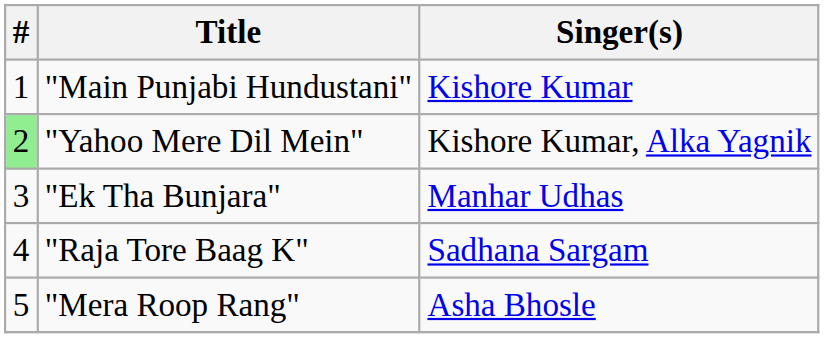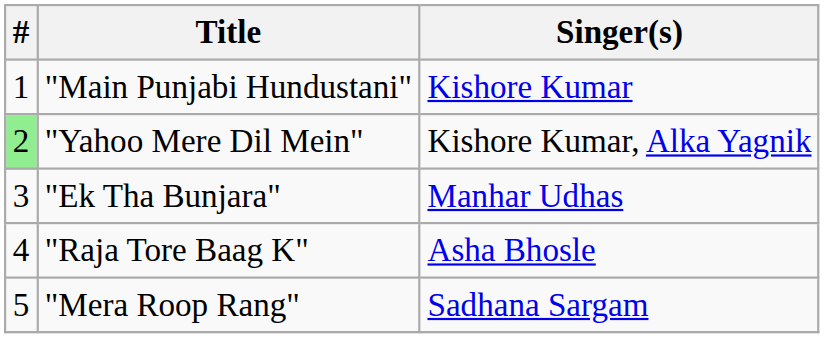(538, 250) Sadhana Sargam -> (512, 250) Asha Bhosle
(512, 305) Asha Bhosle -> (538, 305) Sadhana Sargam
